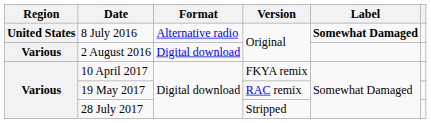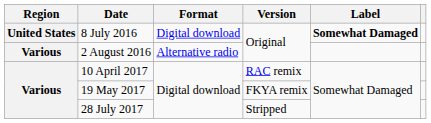(197, 33) Alternative radio -> (198, 33) Digital download
(198, 52) Digital download -> (197, 52) Alternative radio
(277, 71) FKYA remix -> (274, 71) RAC remix
(274, 90) RAC remix -> (277, 90) FKYA remix
